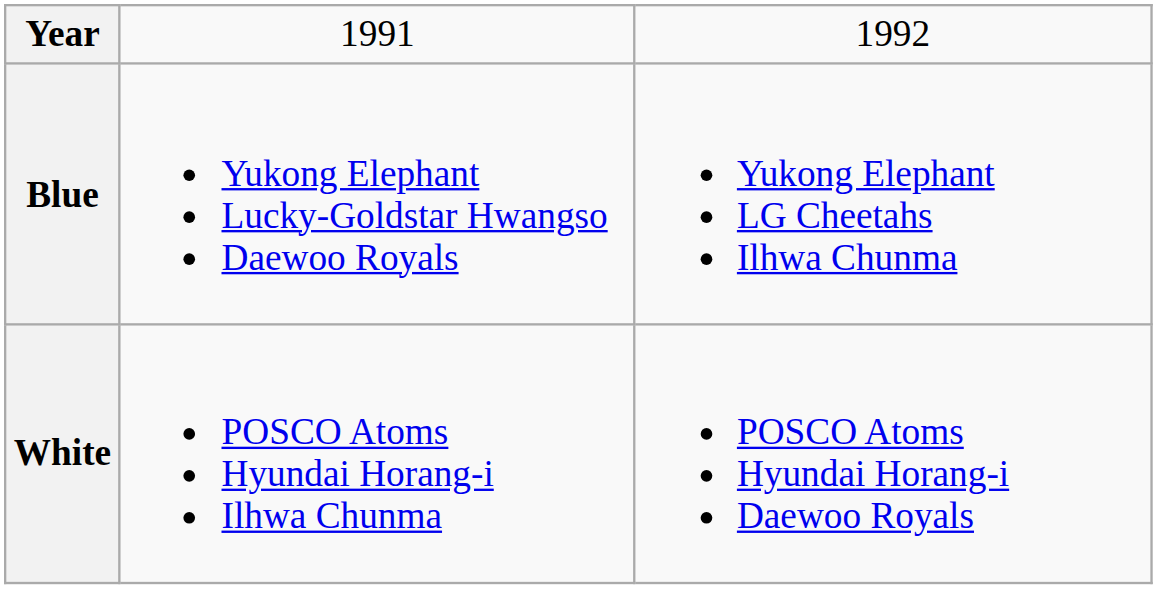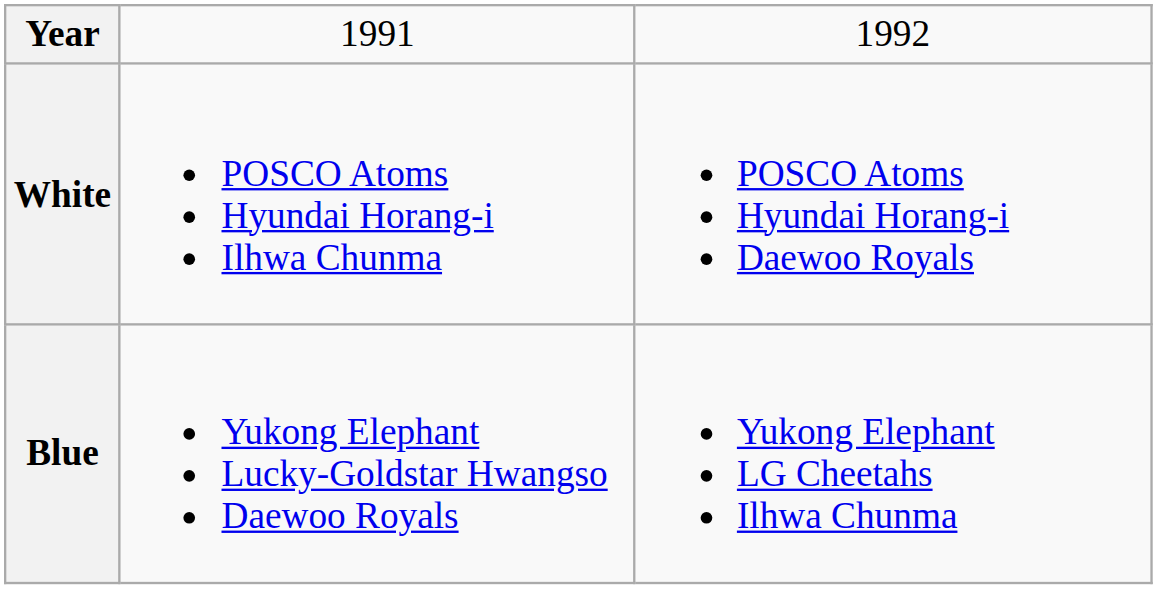rows swapped: (62, 193) <-> (62, 452)
